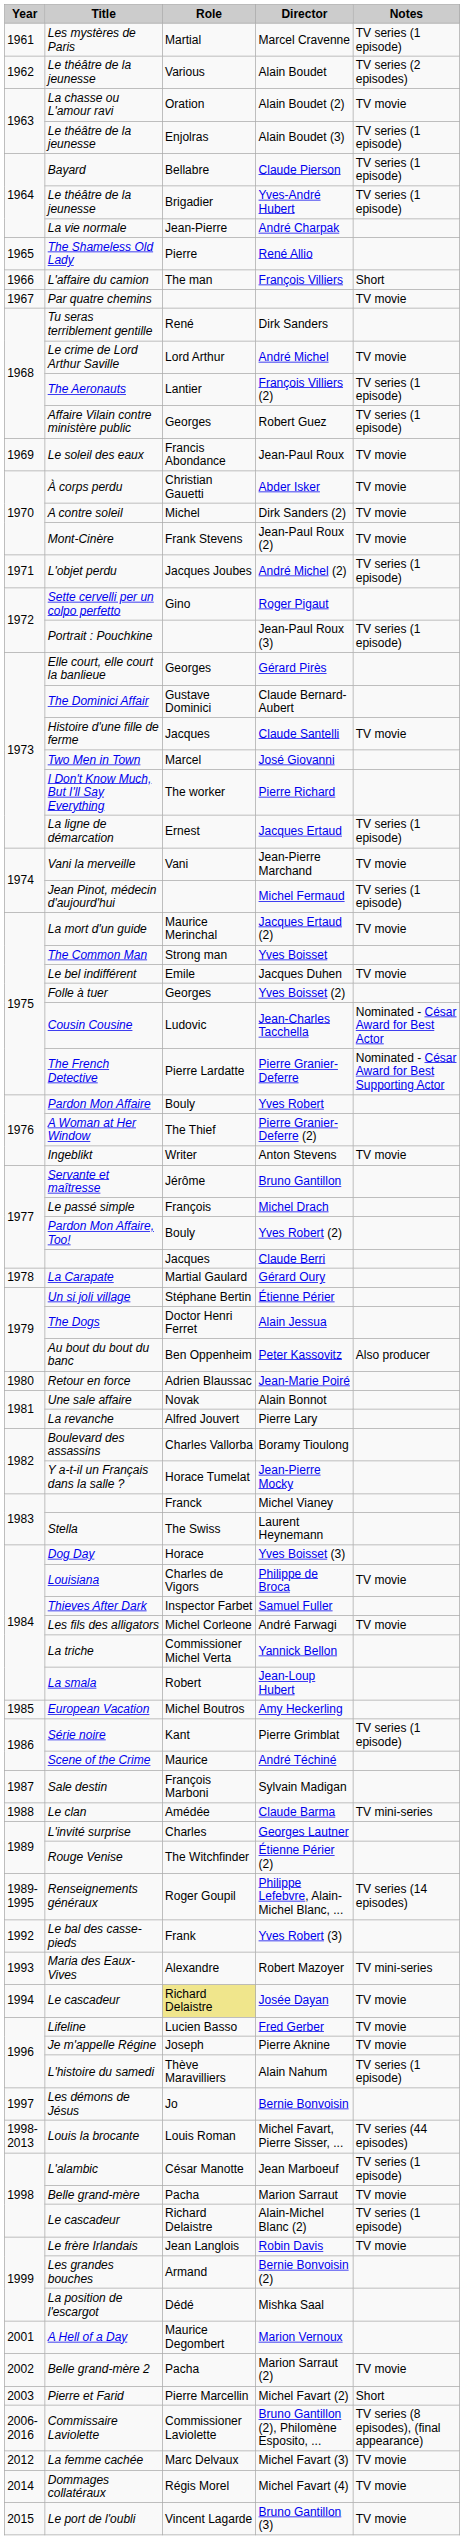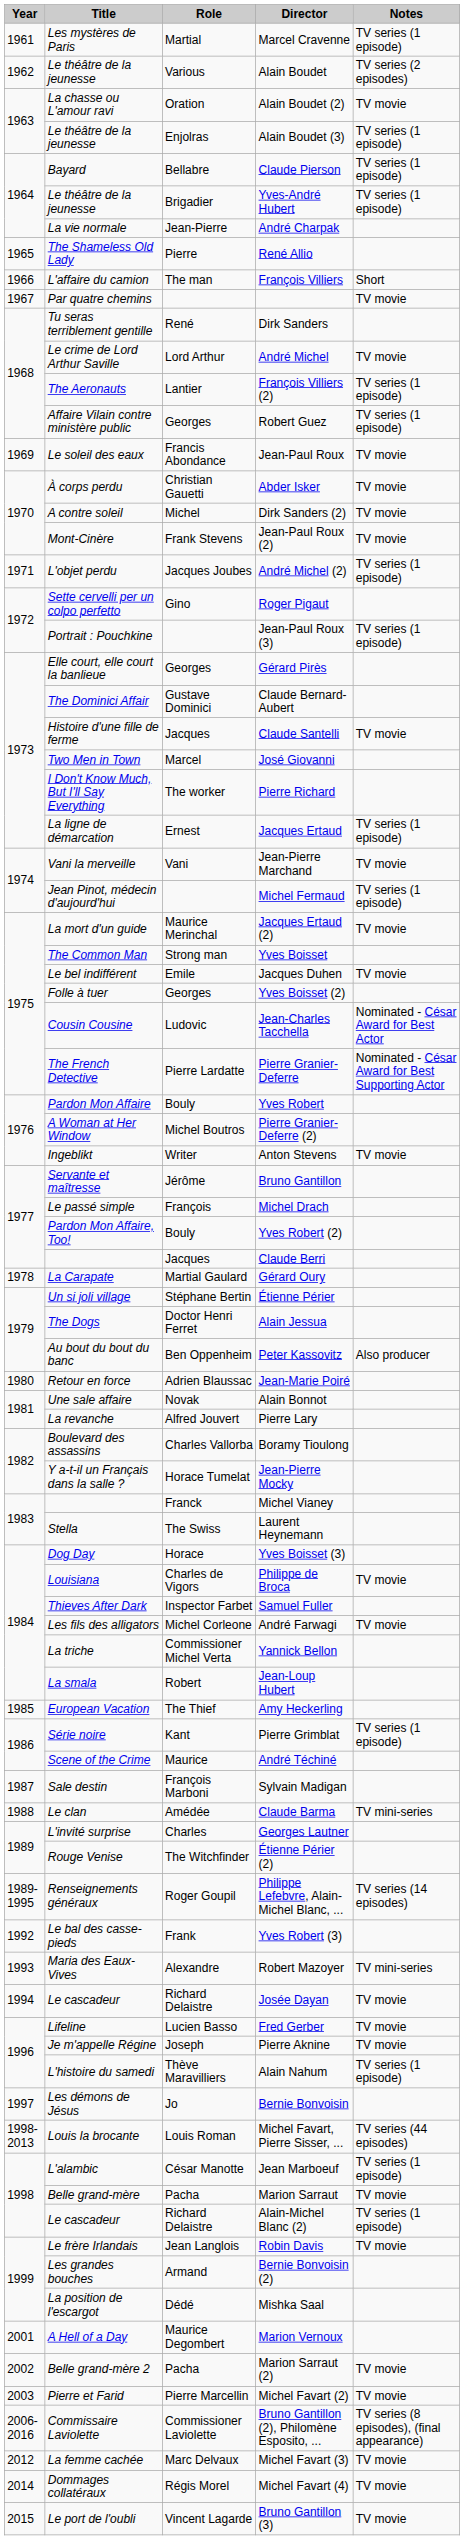(190, 1129) The Thief -> (205, 1129) Michel Boutros
(205, 1709) Michel Boutros -> (190, 1709) The Thief
(189, 2000) khaki background -> (189, 2000) no background
(370, 2395) Short -> (381, 2395) TV movie
